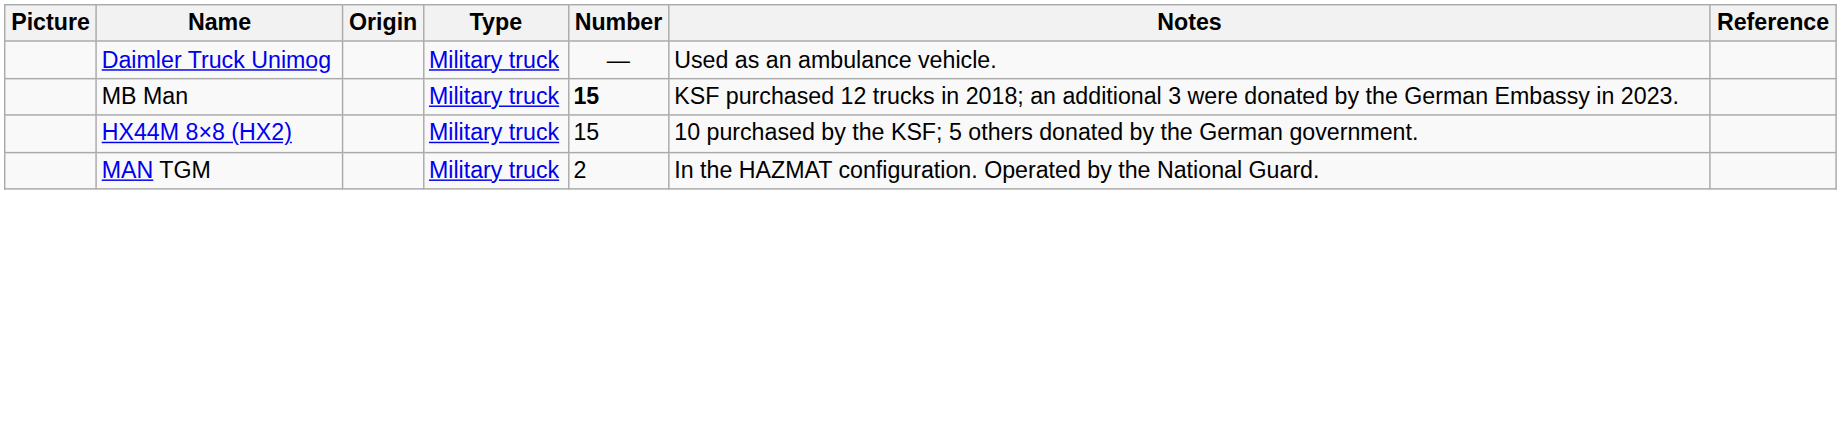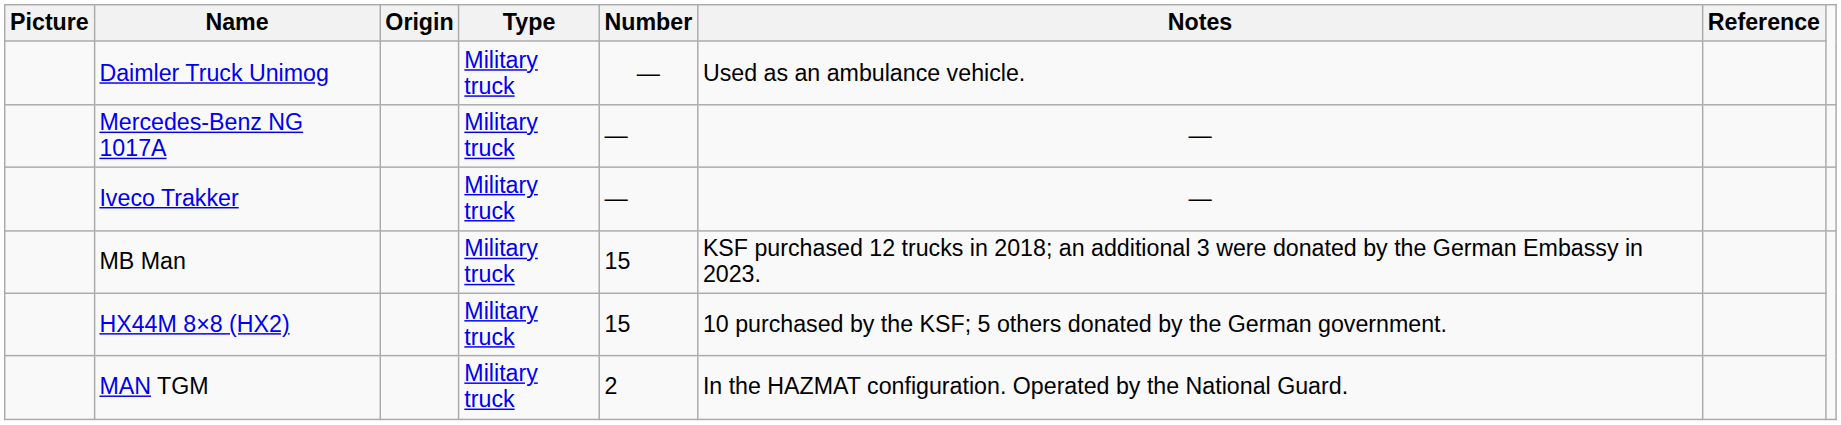+ row: (201, 135)
+ row: (169, 198)
(586, 96) bold -> (617, 261) normal
